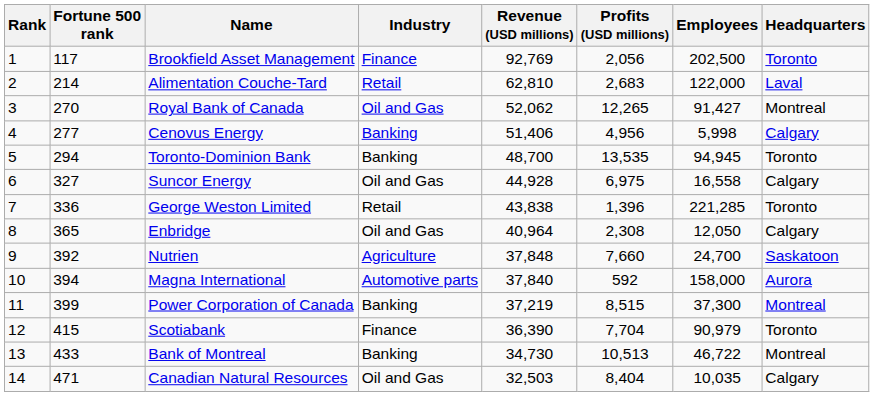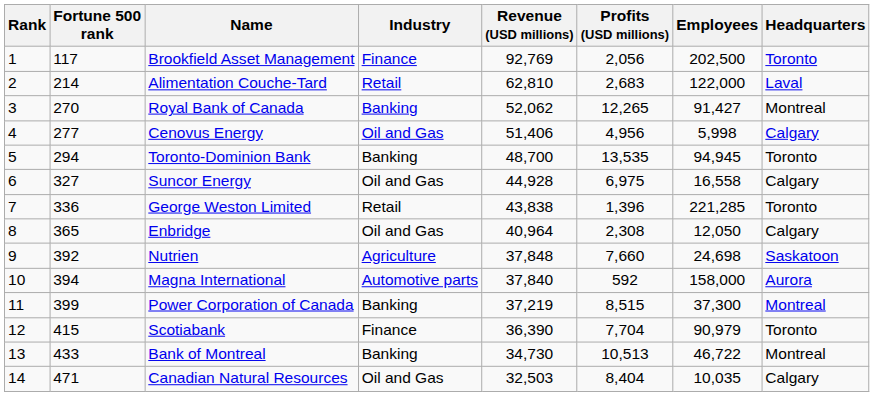(403, 108) Oil and Gas -> (390, 108) Banking
(390, 132) Banking -> (403, 132) Oil and Gas
(717, 255) 24,700 -> (717, 255) 24,698
